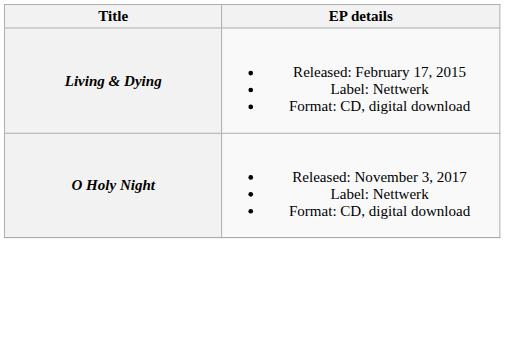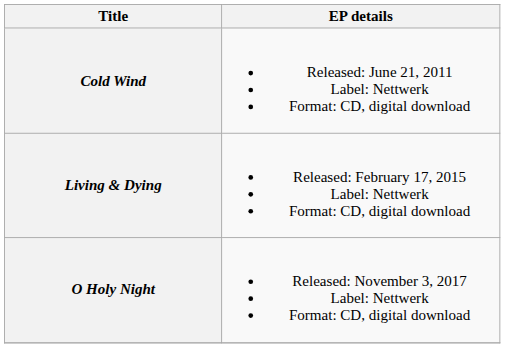+ row: (113, 80)
